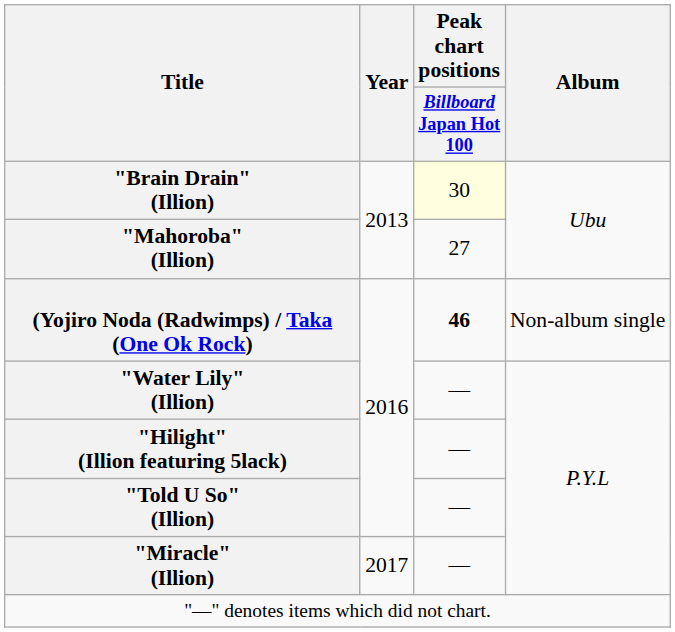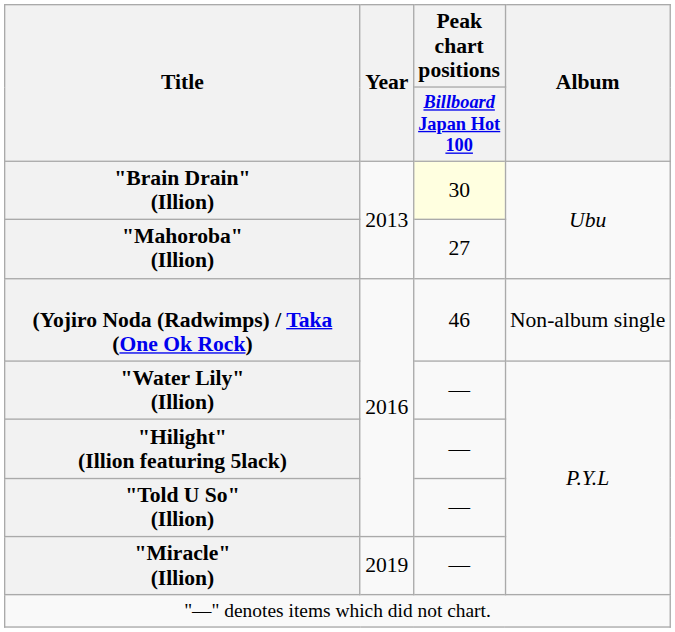(459, 319) bold -> (459, 319) normal
(387, 565) 2017 -> (387, 565) 2019
